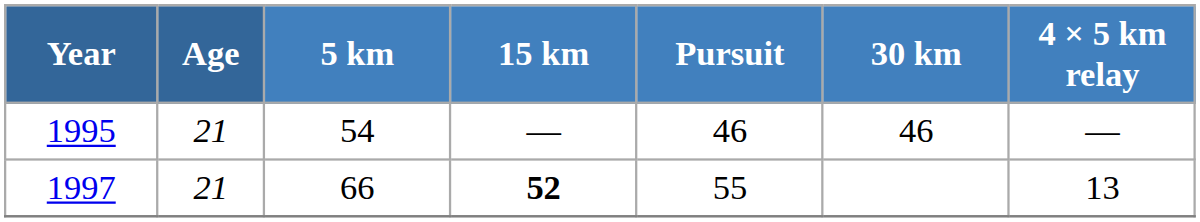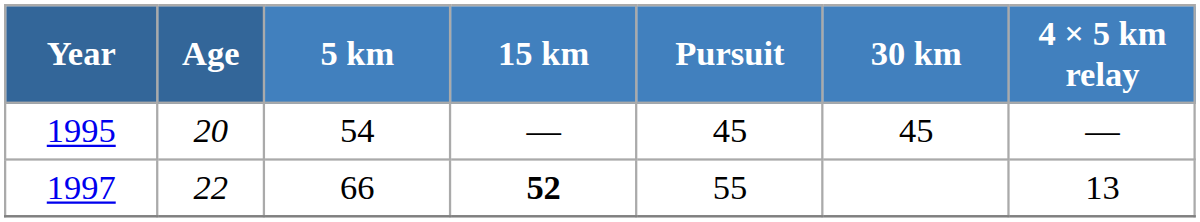(211, 130) 21 -> (211, 130) 20
(730, 130) 46 -> (730, 130) 45
(916, 130) 46 -> (916, 130) 45
(211, 187) 21 -> (211, 187) 22
